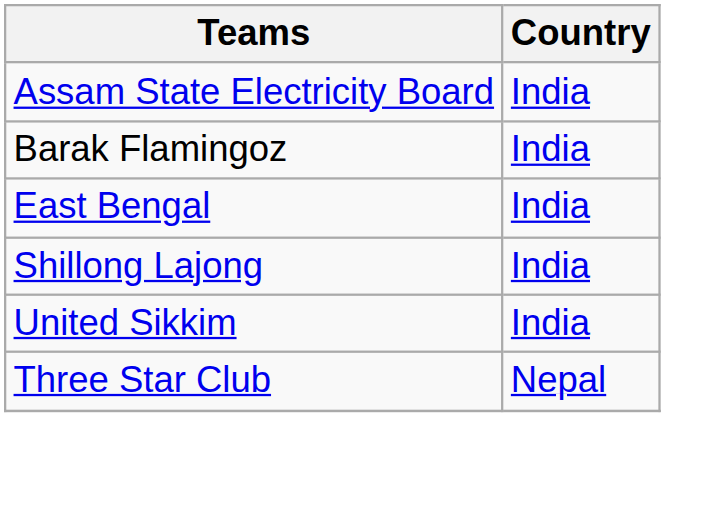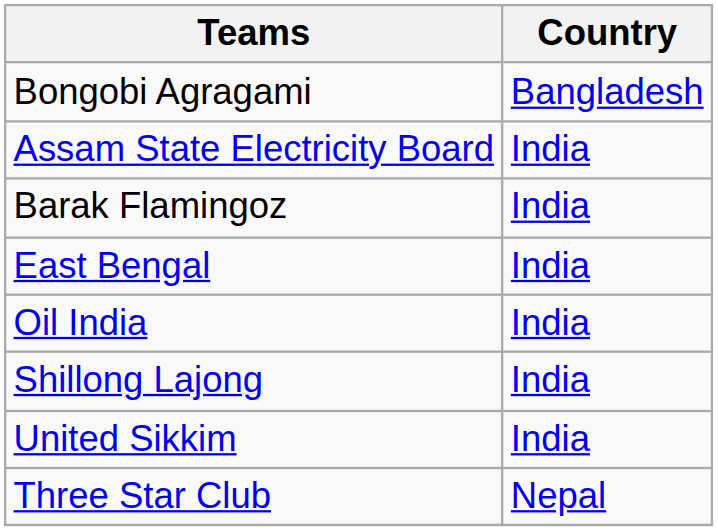+ row: (163, 91)
+ row: (80, 322)
